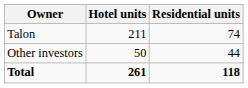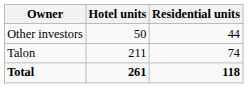rows swapped: (21, 33) <-> (45, 53)
